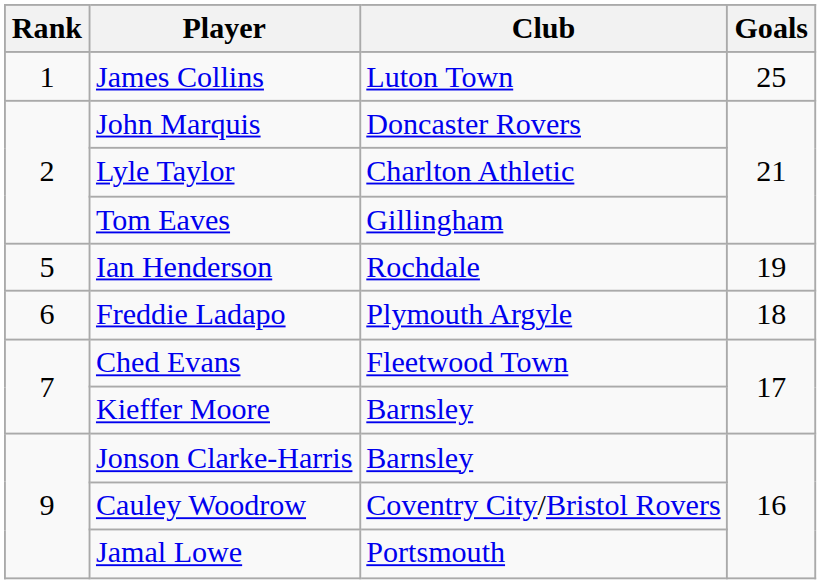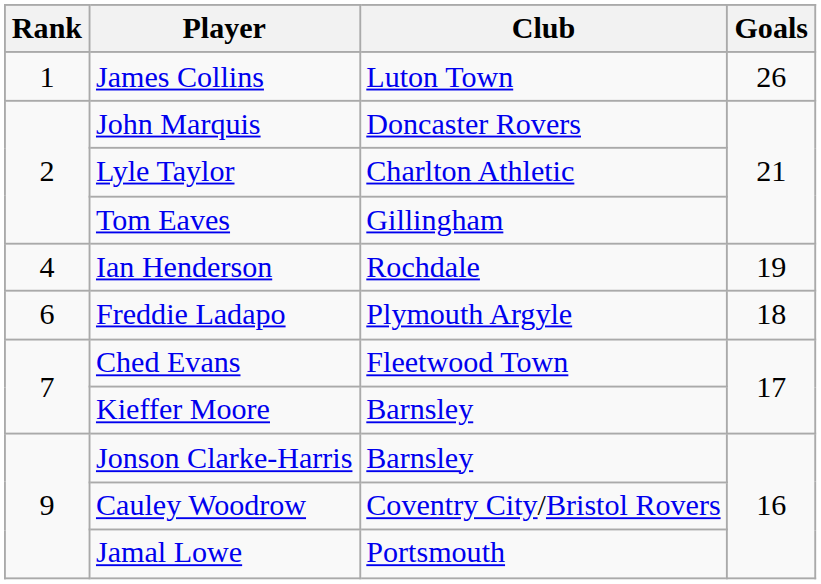(771, 76) 25 -> (771, 76) 26
(47, 266) 5 -> (47, 266) 4
